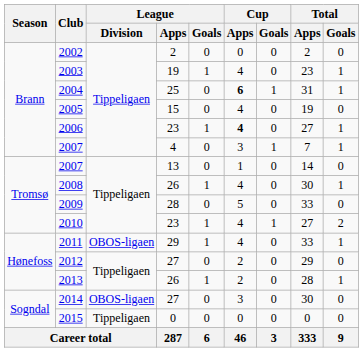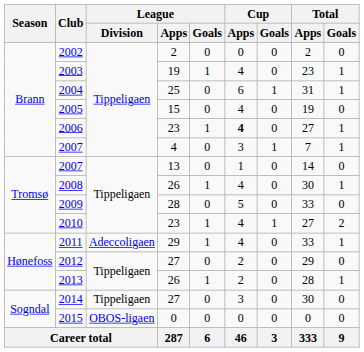(240, 90) bold -> (241, 90) normal
(122, 242) OBOS-ligaen -> (122, 242) Adeccoligaen
(122, 299) OBOS-ligaen -> (122, 299) Tippeligaen
(122, 318) Tippeligaen -> (122, 318) OBOS-ligaen
